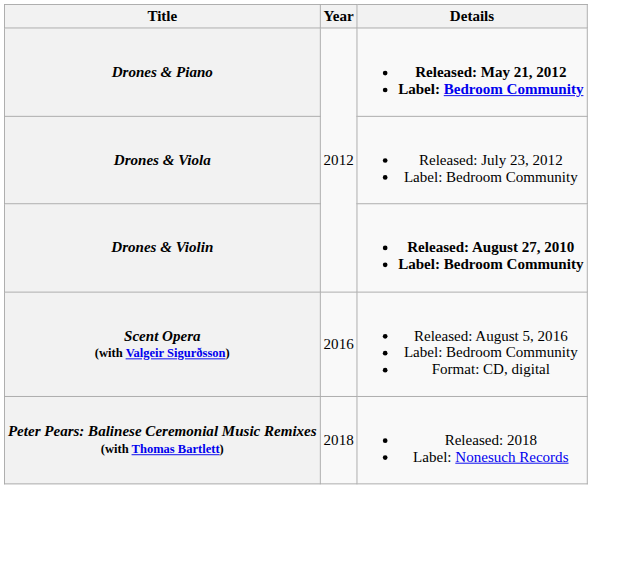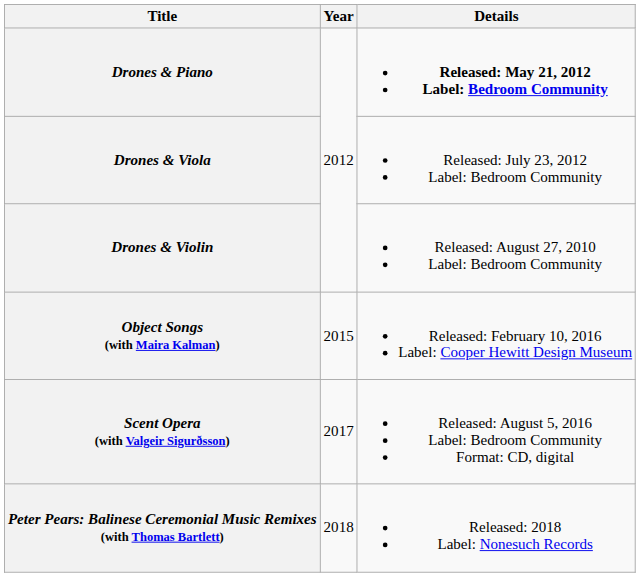(472, 256) bold -> (496, 256) normal
+ row: (162, 335)
(339, 344) 2016 -> (339, 431) 2017
